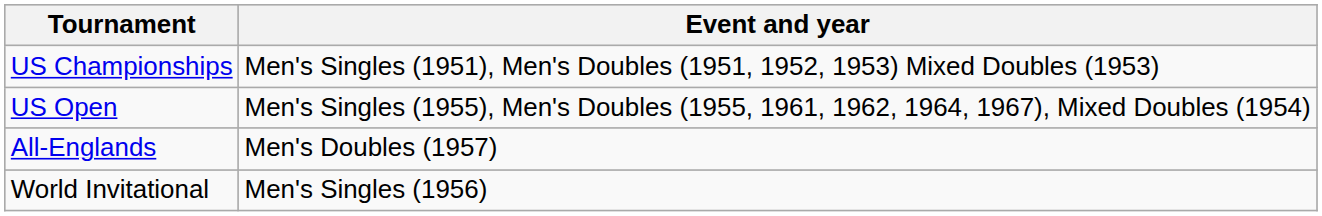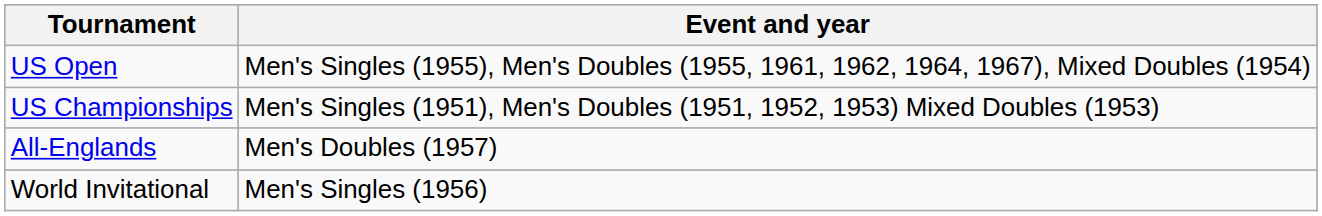rows swapped: (64, 107) <-> (122, 66)
